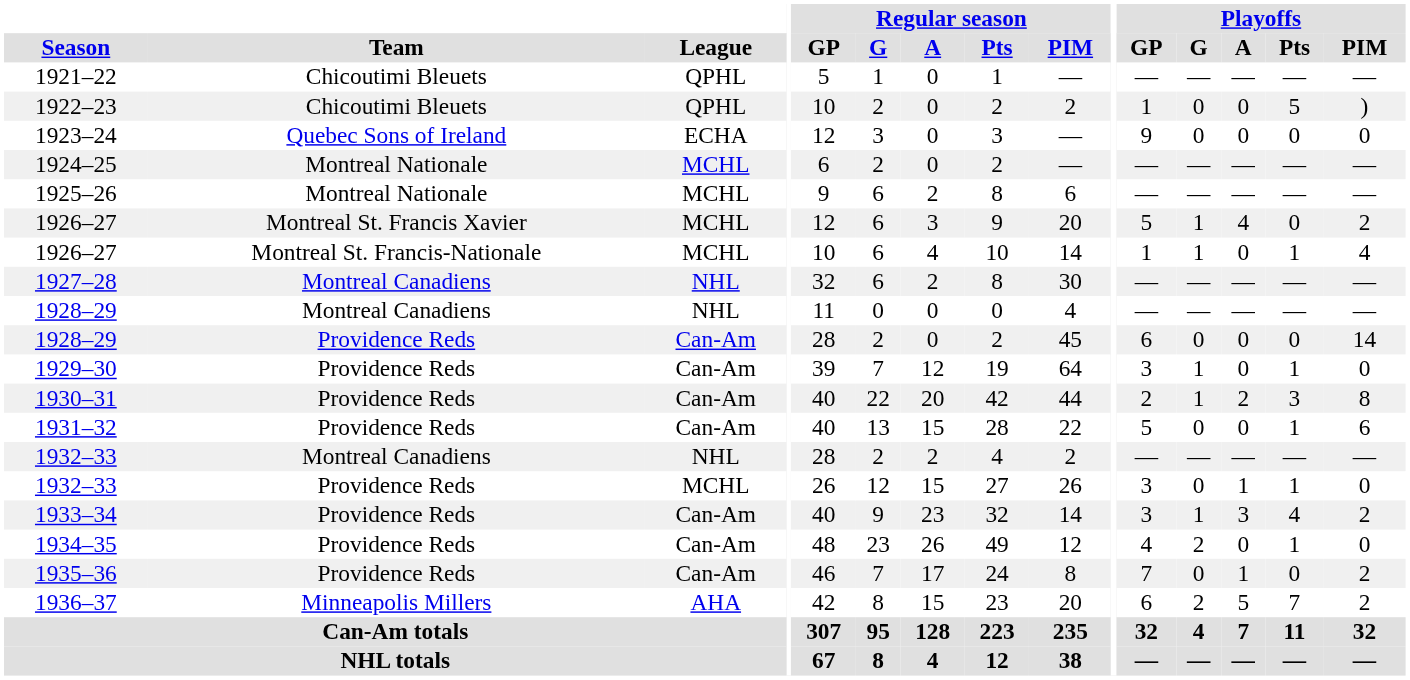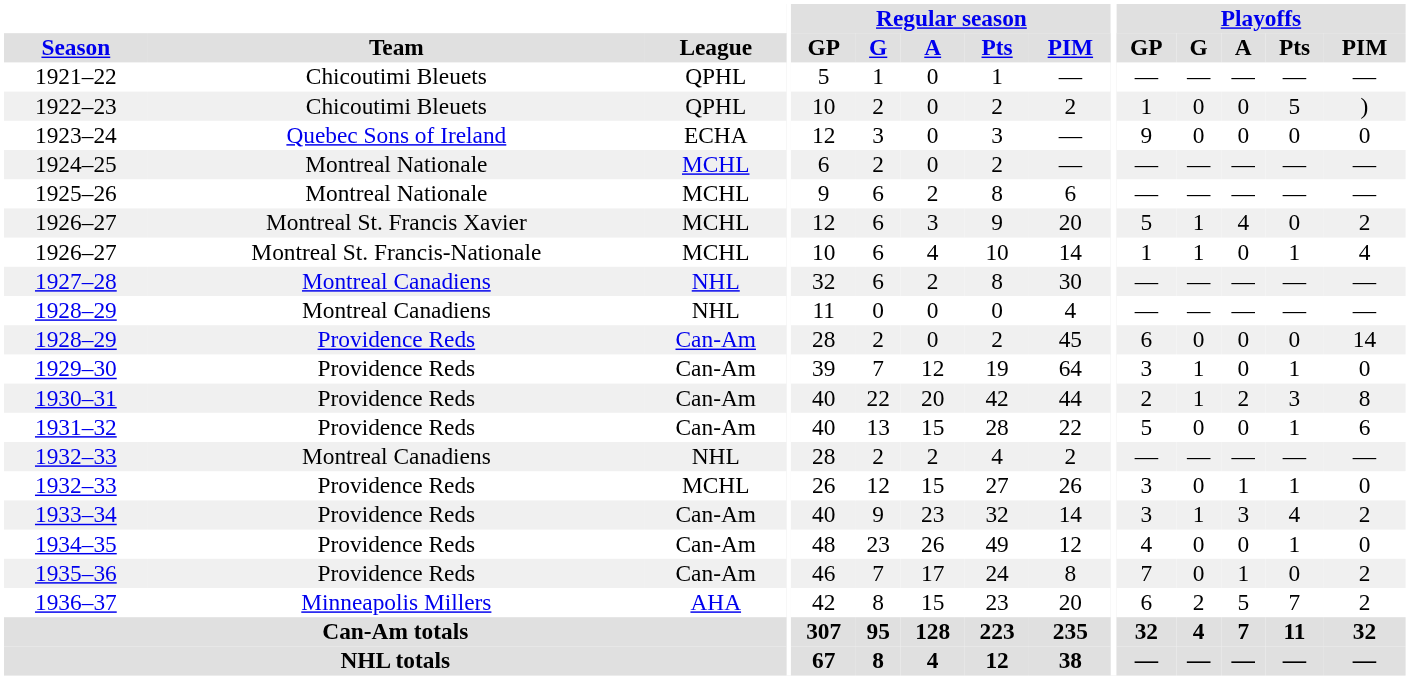(1199, 543) 2 -> (1199, 543) 0
